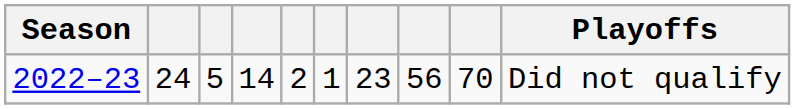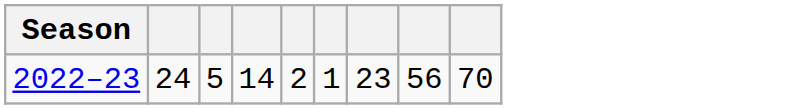- column: (645, 30)
